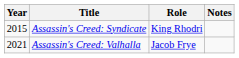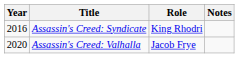(17, 28) 2015 -> (17, 28) 2016
(17, 45) 2021 -> (17, 45) 2020
